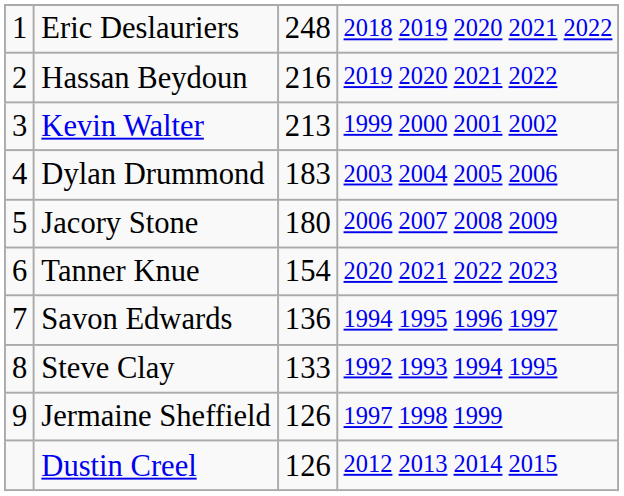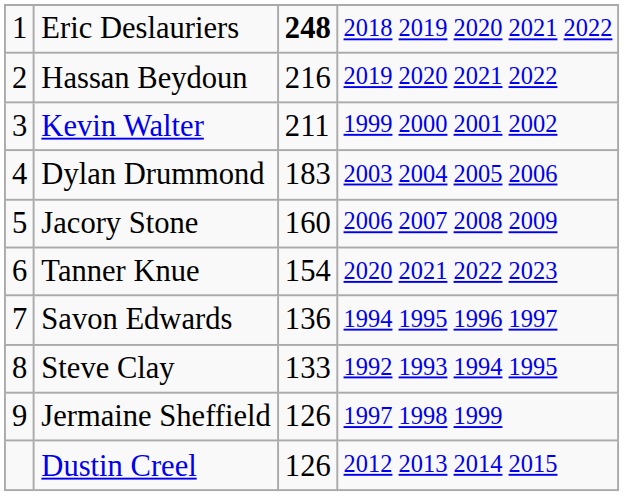(308, 28) normal -> (308, 28) bold
(308, 125) 213 -> (307, 125) 211
(308, 222) 180 -> (308, 222) 160
